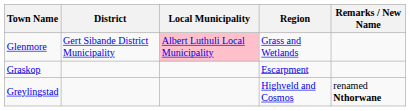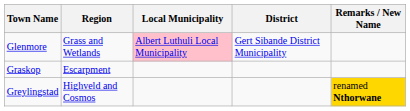columns swapped: (295, 18) <-> (110, 18)
(357, 92) no background -> (357, 92) gold background
